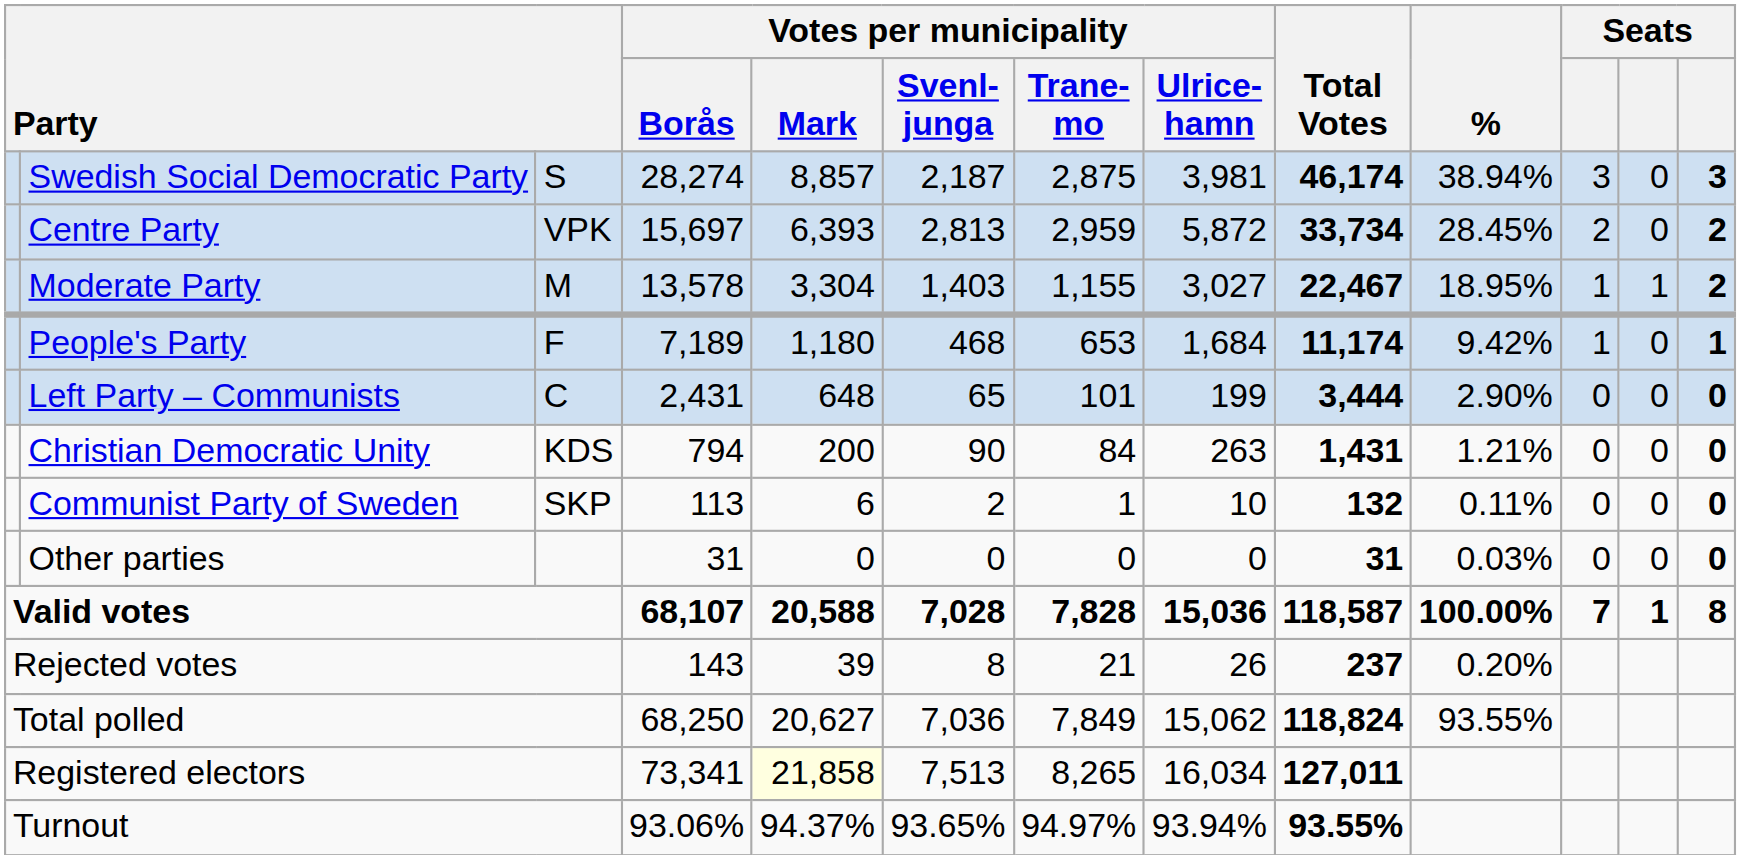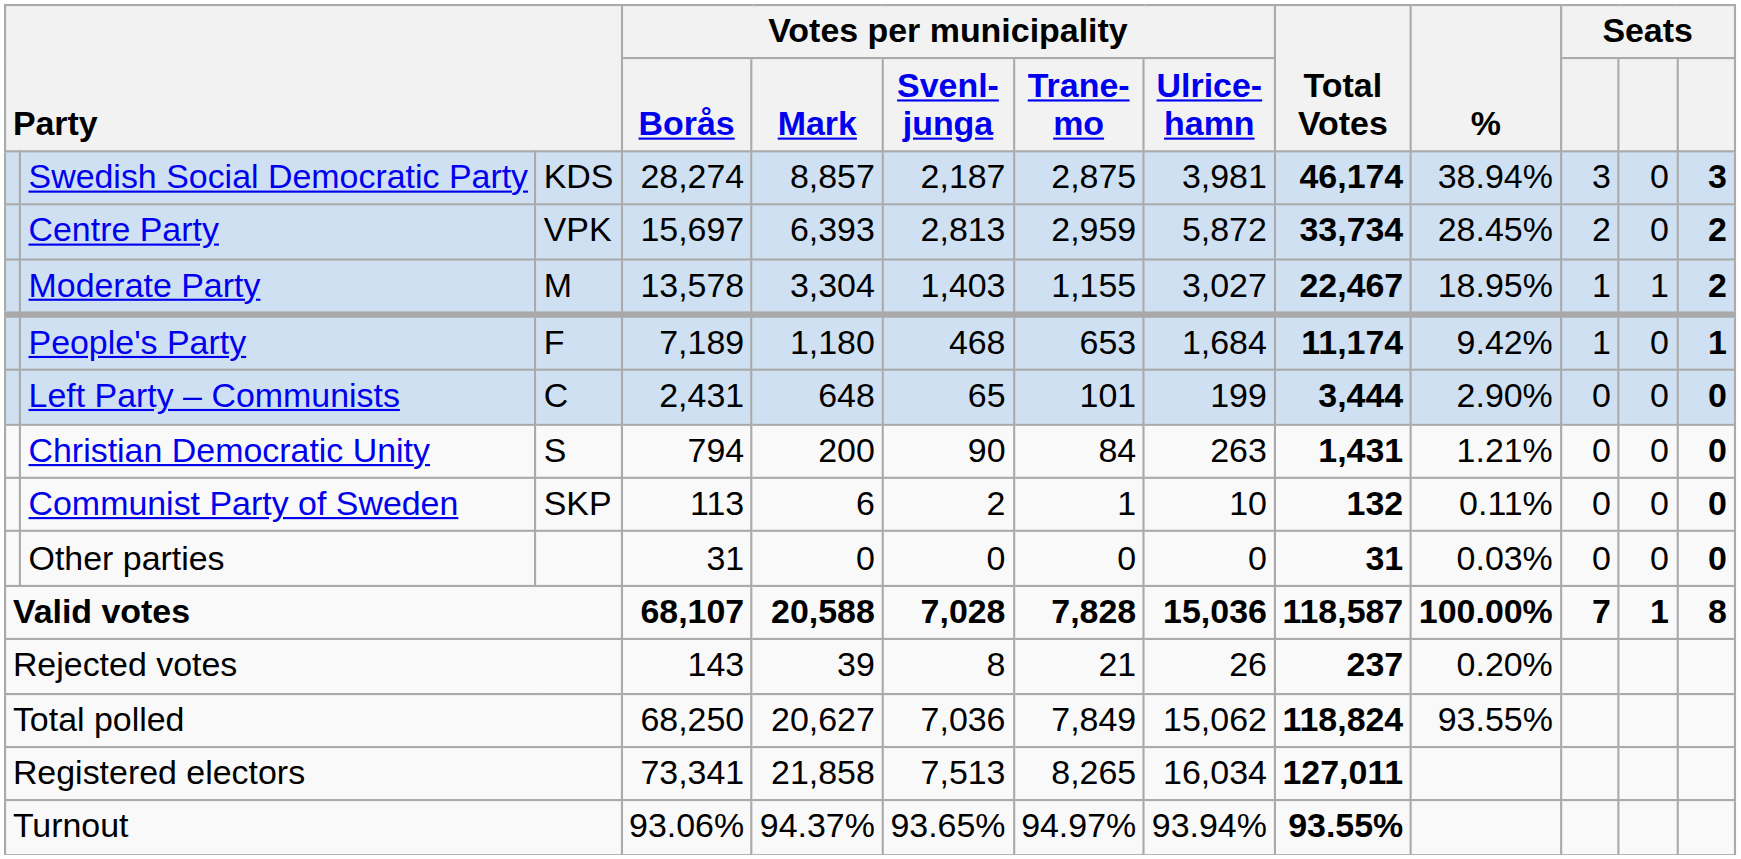(555, 177) S -> (579, 177) KDS
(579, 450) KDS -> (555, 450) S
(823, 773) lightyellow background -> (823, 773) no background
